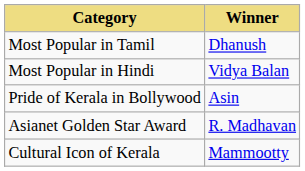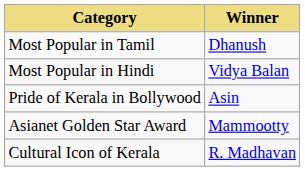(252, 125) R. Madhavan -> (249, 125) Mammootty
(249, 152) Mammootty -> (252, 152) R. Madhavan
